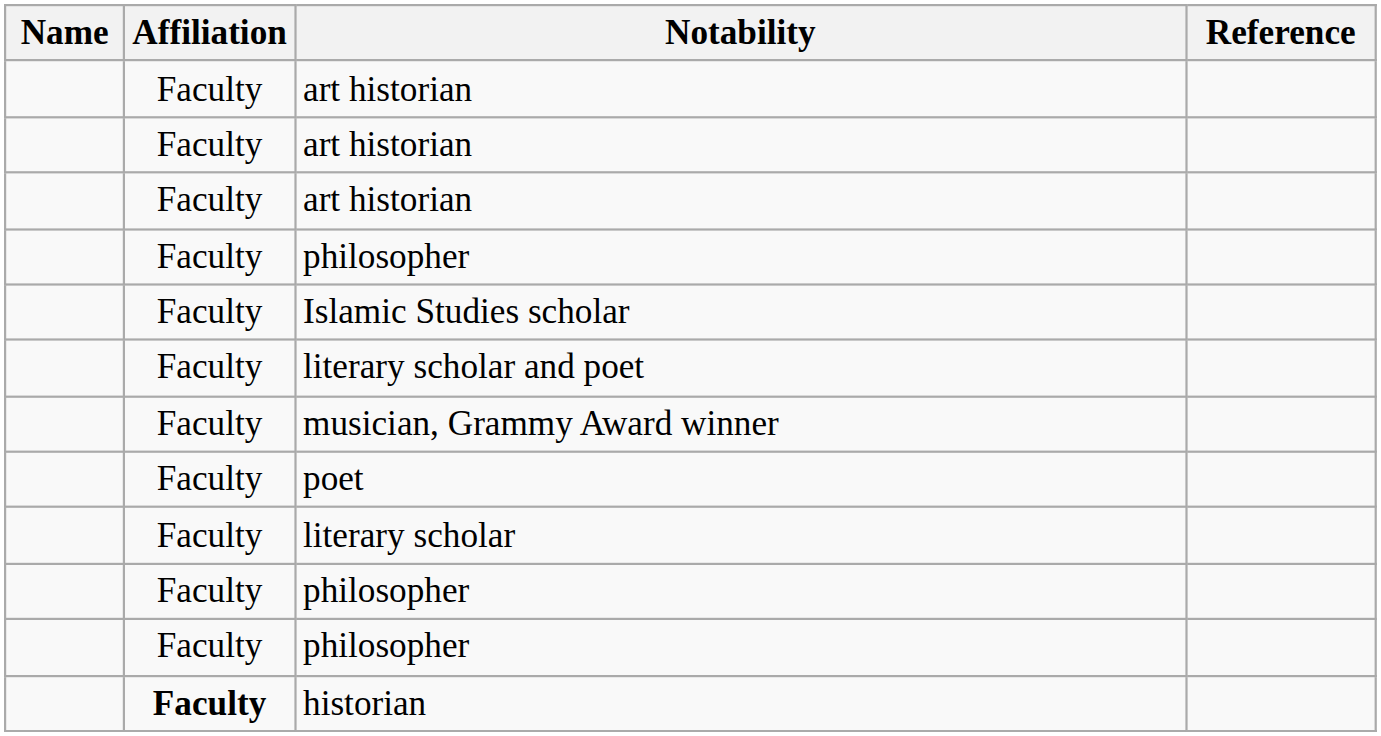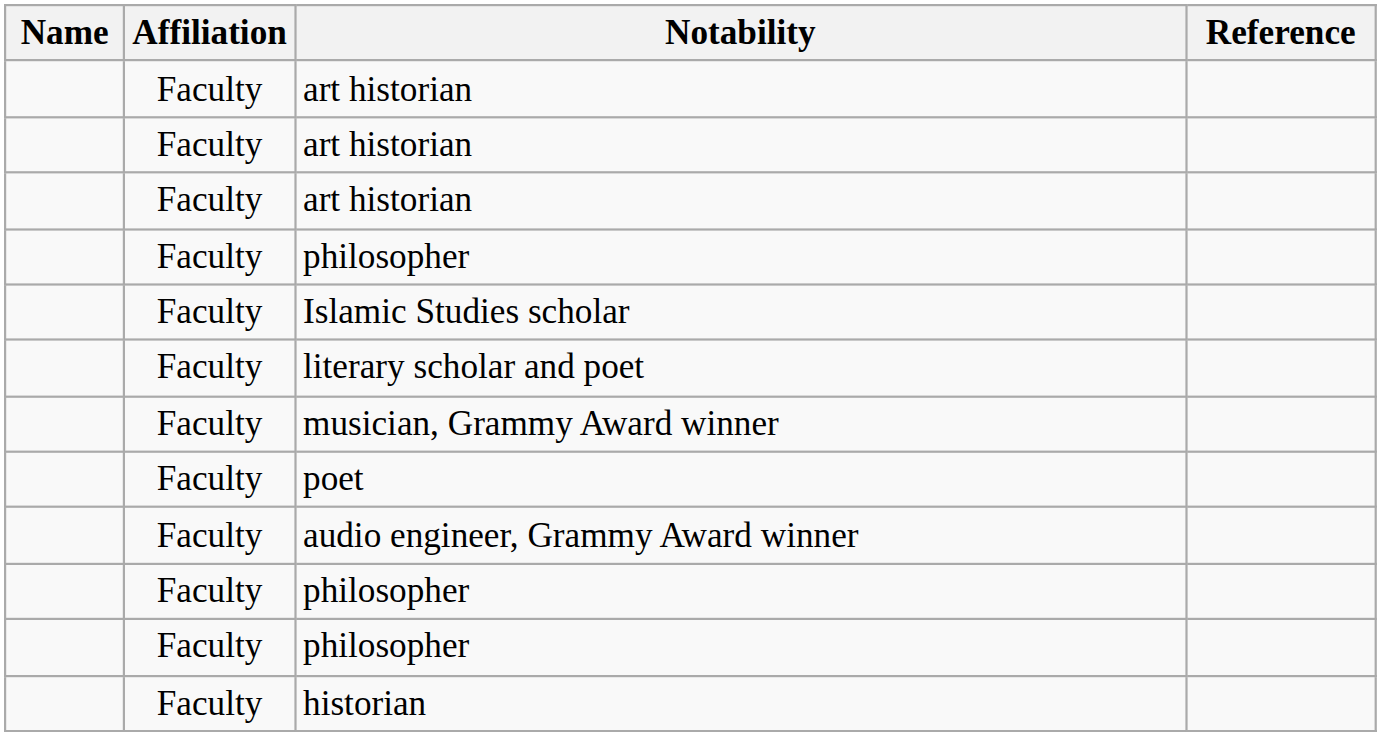+ row: (65, 535)
- row: (65, 535)
(210, 702) bold -> (210, 702) normal
